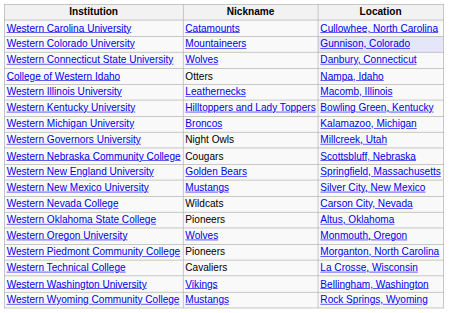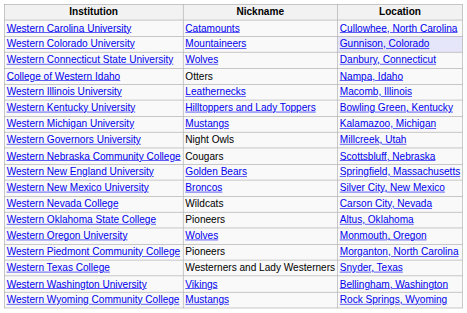(204, 124) Broncos -> (207, 124) Mustangs
(207, 188) Mustangs -> (204, 188) Broncos
- row: (66, 268)
+ row: (58, 268)
